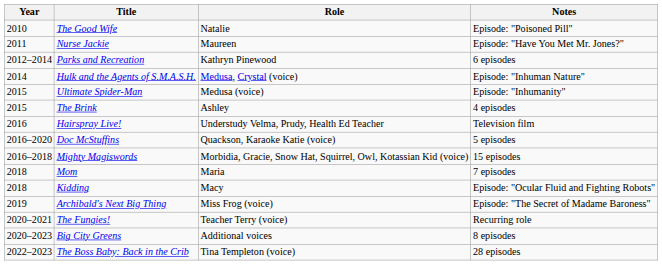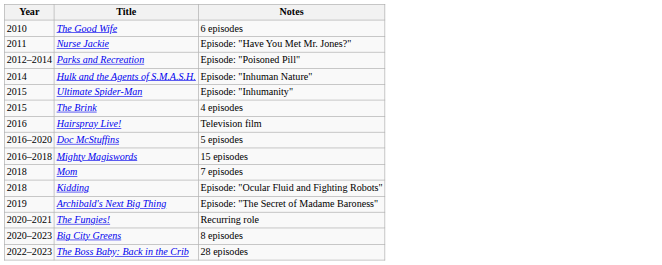- column: (334, 12)
(523, 28) Episode: "Poisoned Pill" -> (222, 28) 6 episodes
(494, 60) 6 episodes -> (250, 60) Episode: "Poisoned Pill"
